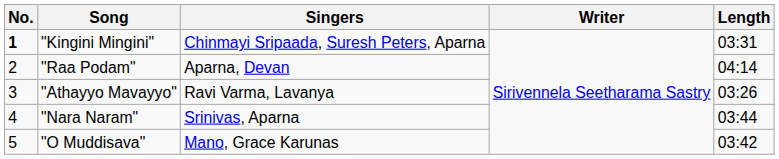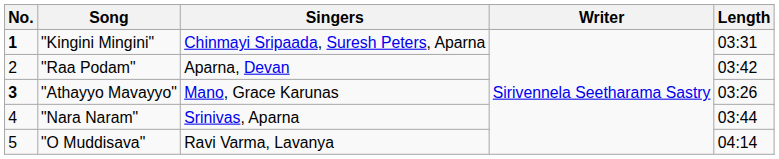(738, 67) 04:14 -> (738, 67) 03:42
(13, 92) normal -> (13, 92) bold
(259, 92) Ravi Varma, Lavanya -> (261, 92) Mano, Grace Karunas
(261, 142) Mano, Grace Karunas -> (259, 142) Ravi Varma, Lavanya
(738, 142) 03:42 -> (738, 142) 04:14
